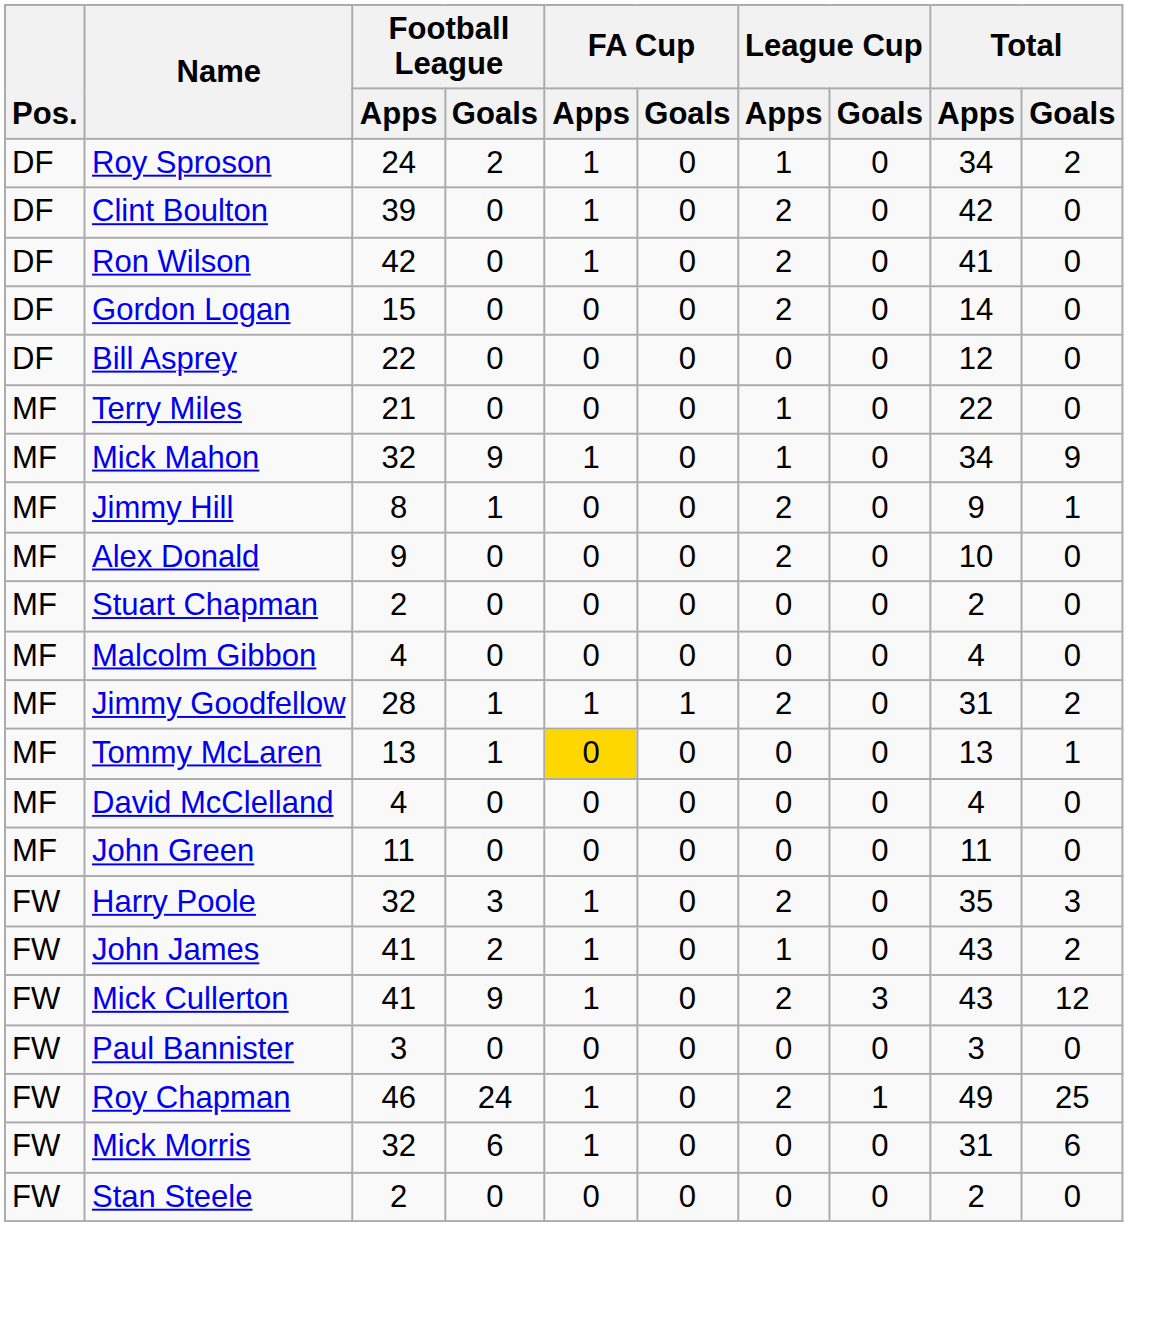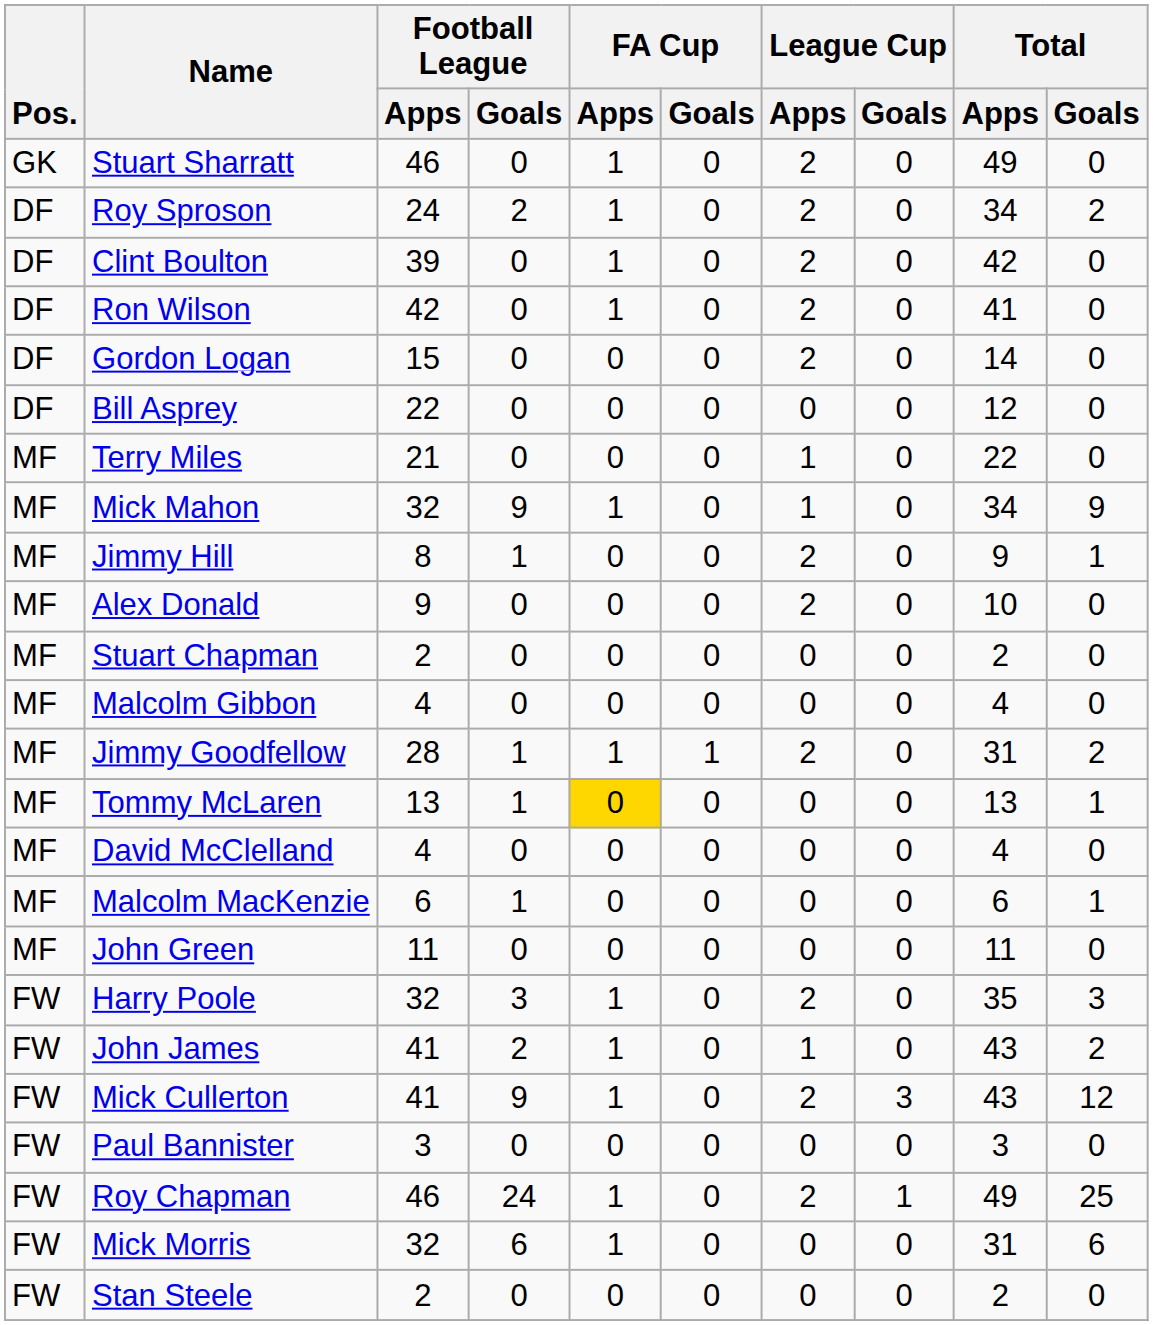+ row: (193, 162)
(784, 162) 1 -> (808, 211) 2
+ row: (231, 900)
